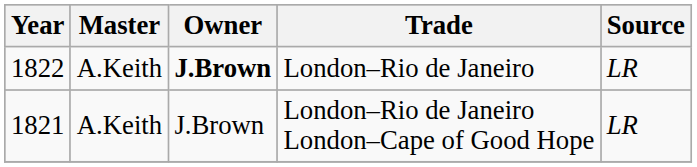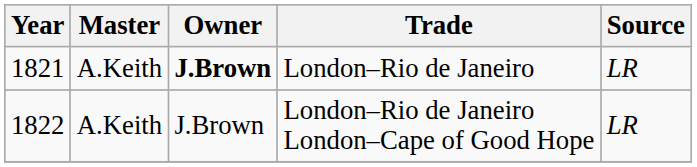(38, 68) 1822 -> (38, 68) 1821
(38, 125) 1821 -> (38, 125) 1822
